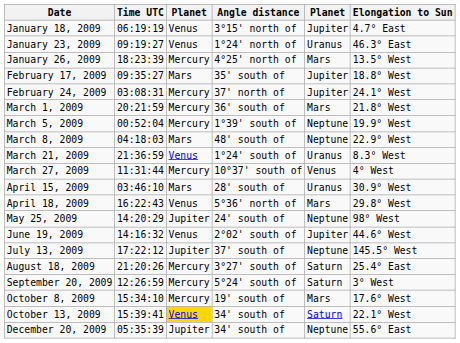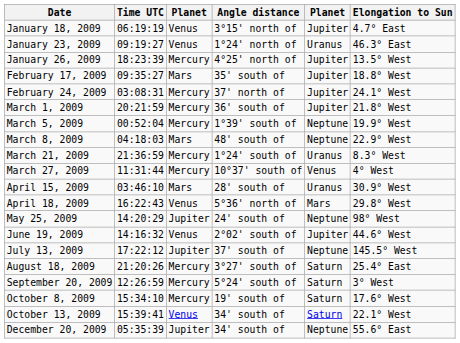(319, 60) Mars -> (328, 60) Jupiter
(319, 108) Mars -> (328, 108) Jupiter
(183, 155) Venus -> (189, 155) Mercury
(319, 298) Mars -> (325, 298) Saturn
(183, 314) gold background -> (183, 314) no background
